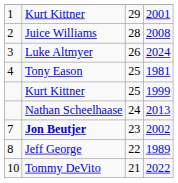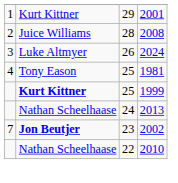(55, 91) normal -> (52, 91) bold
- row: (158, 149)
+ row: (152, 149)
- row: (158, 168)
